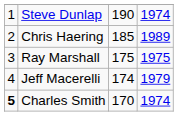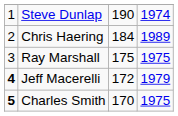(123, 36) 185 -> (123, 36) 184
(11, 79) normal -> (11, 79) bold
(123, 79) 174 -> (123, 79) 172
(155, 100) 1974 -> (155, 100) 1975
